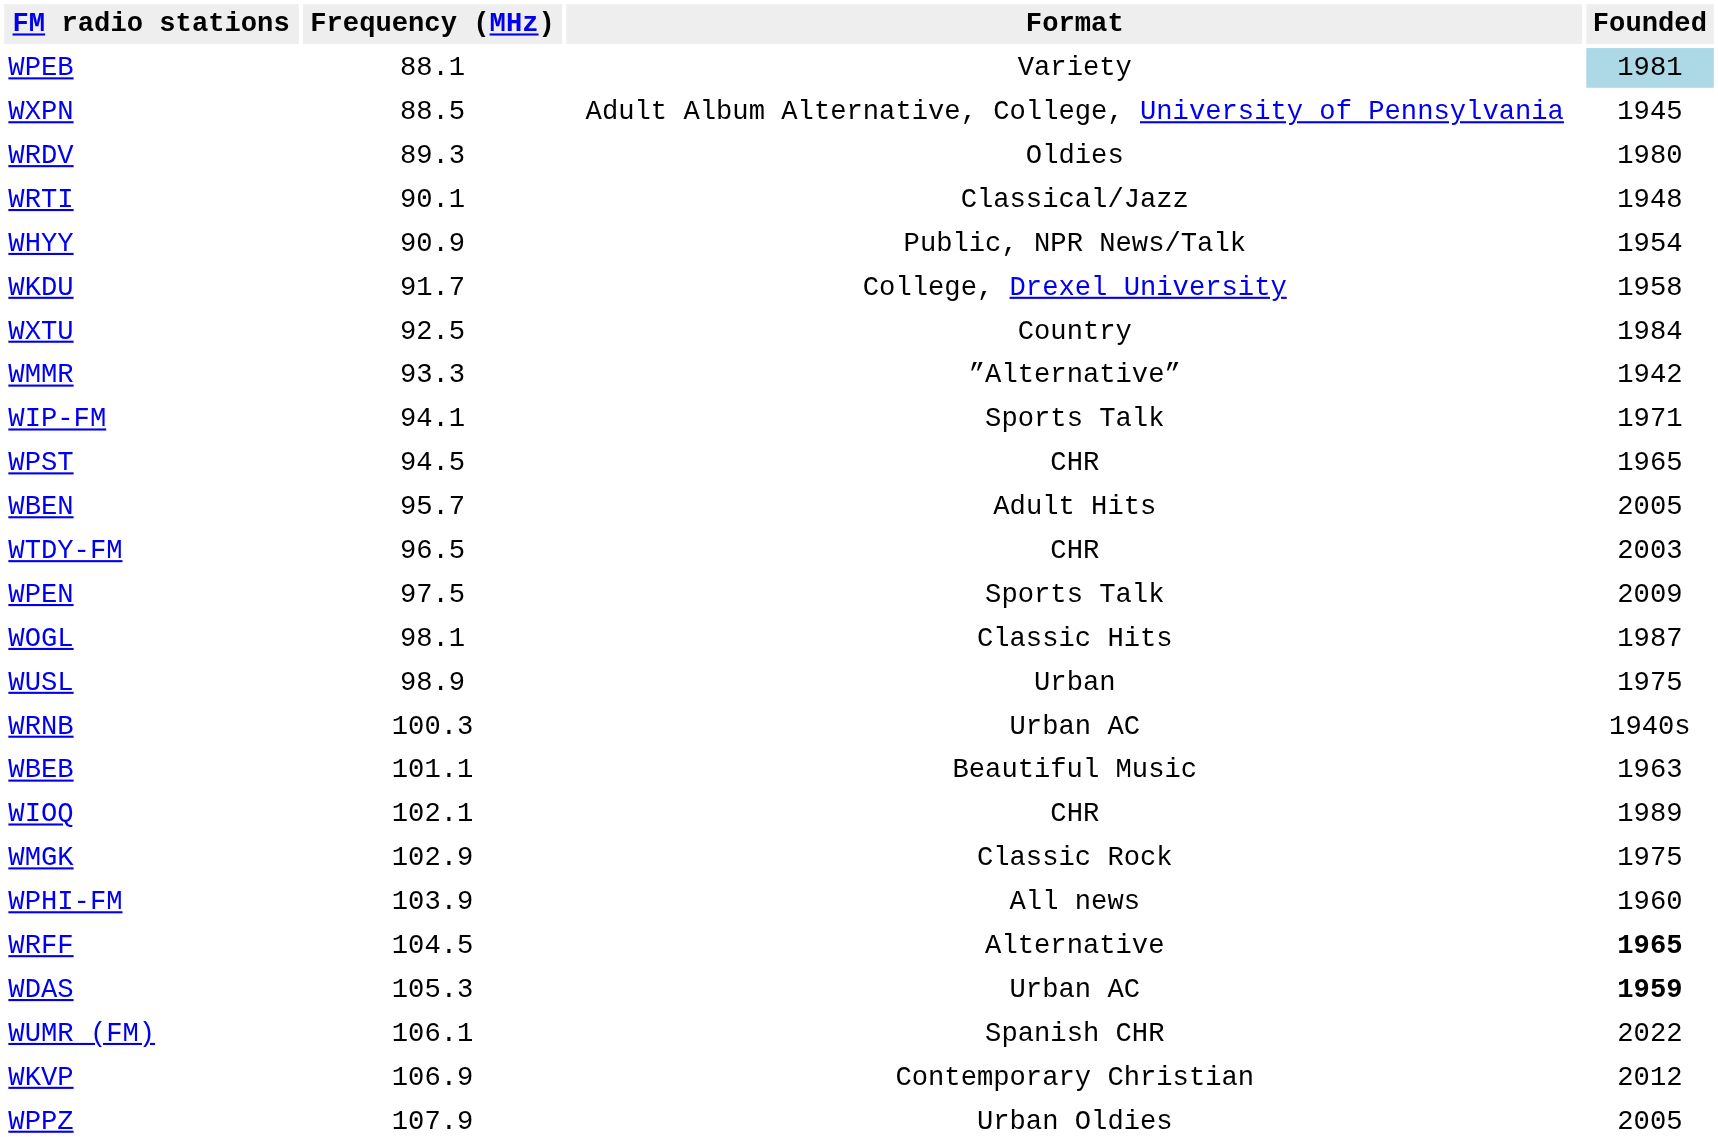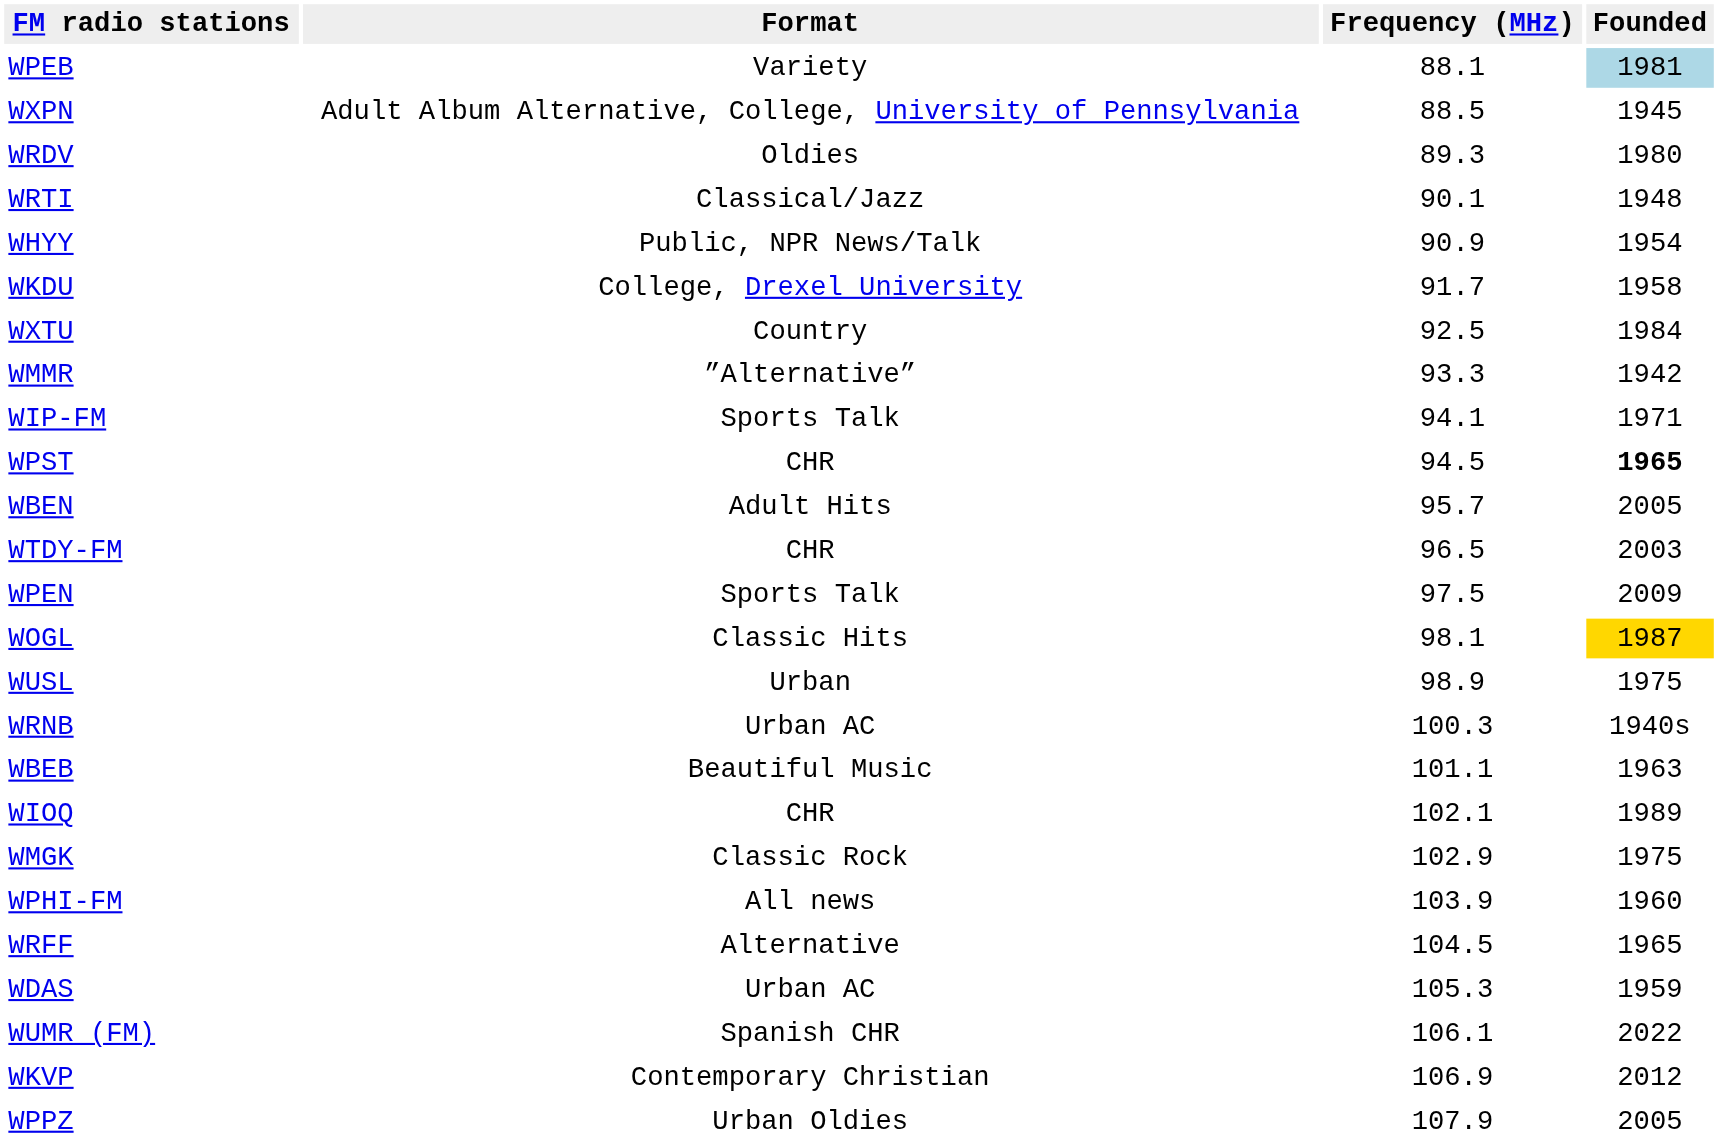columns swapped: (433, 24) <-> (1075, 24)
(1650, 463) normal -> (1650, 463) bold
(1650, 638) no background -> (1650, 638) gold background
(1650, 946) bold -> (1650, 946) normal
(1650, 990) bold -> (1650, 990) normal
